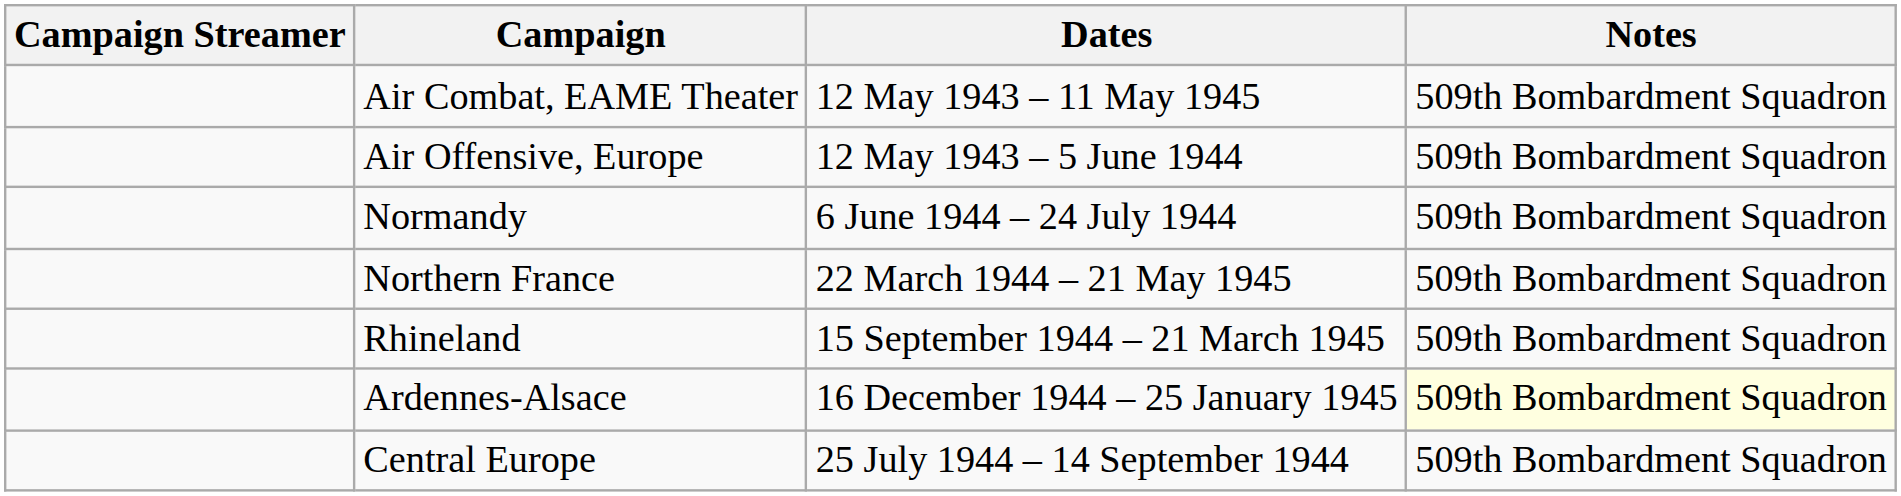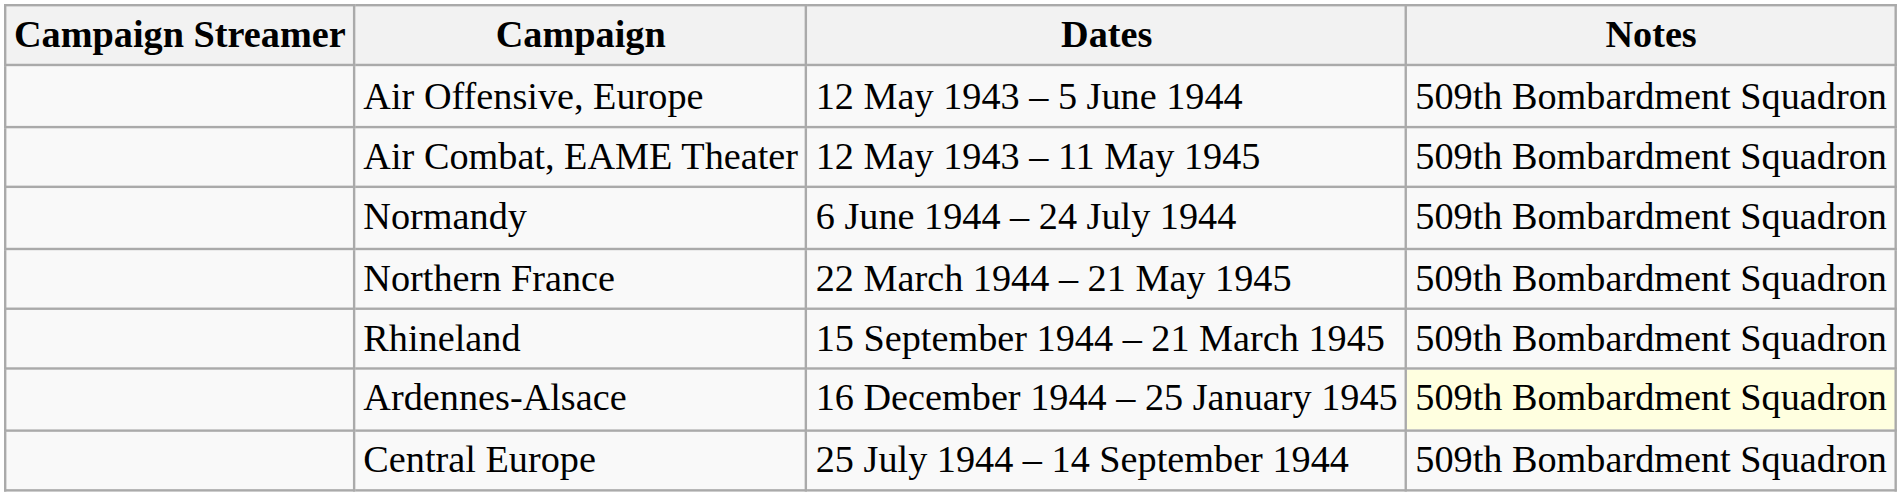rows swapped: (533, 156) <-> (581, 95)
